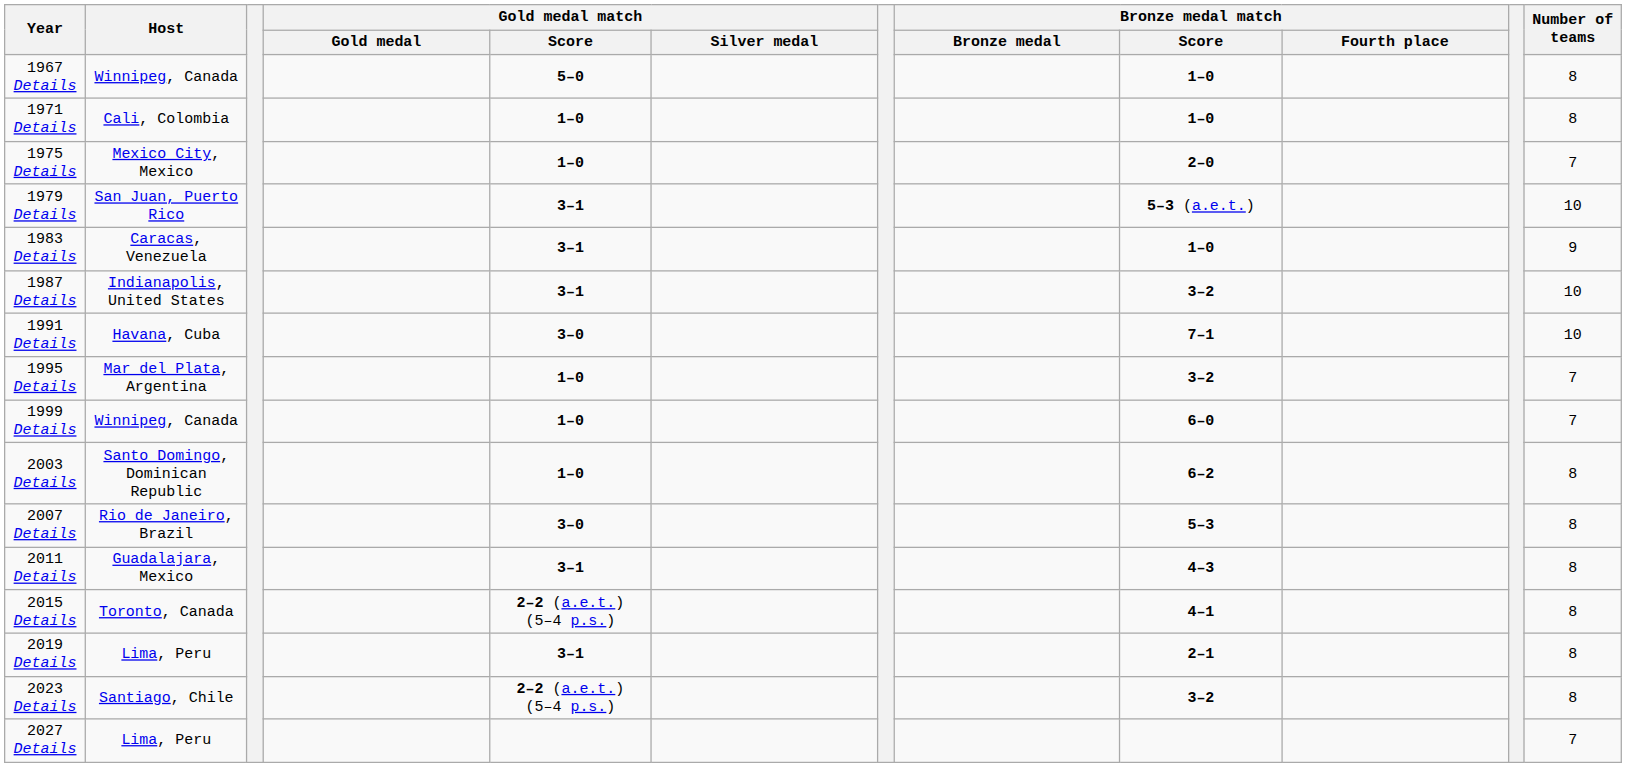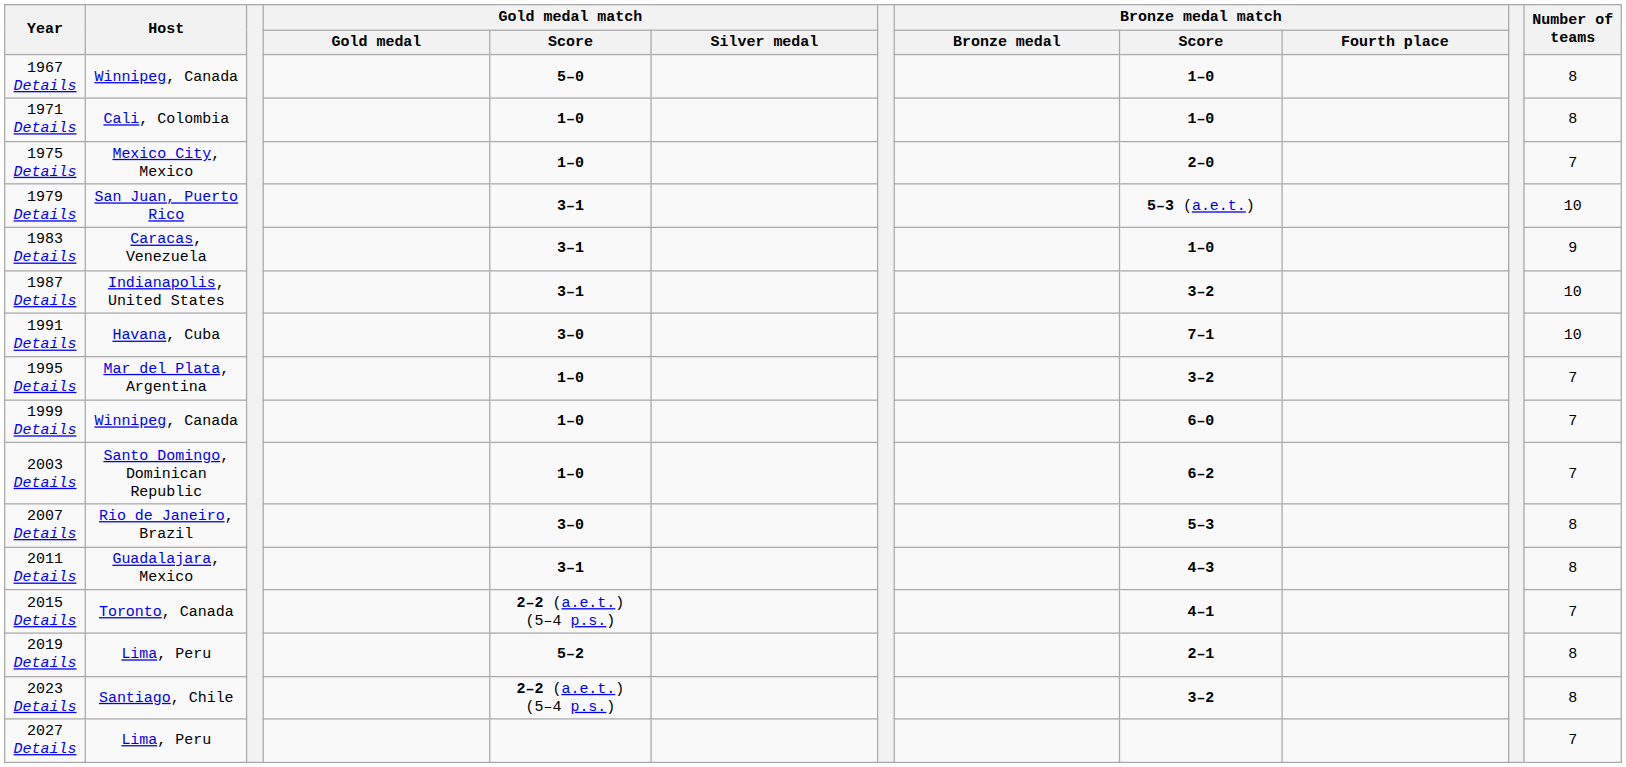(1573, 473) 8 -> (1573, 473) 7
(1573, 611) 8 -> (1573, 611) 7
(570, 654) 3–1 -> (570, 654) 5–2
